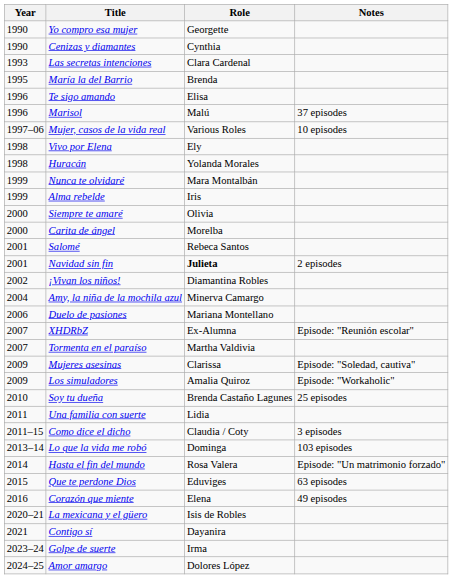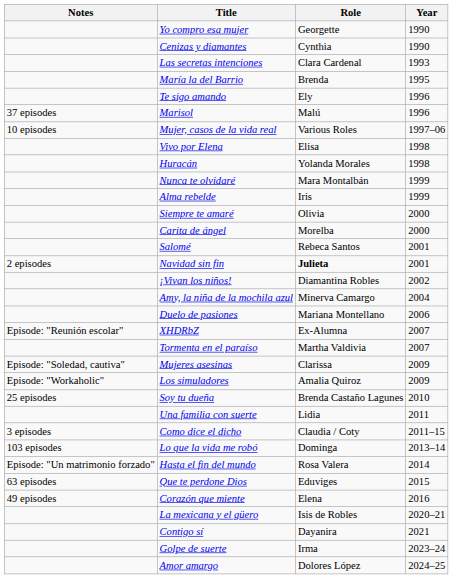columns swapped: (25, 12) <-> (371, 12)
(197, 96) Elisa -> (305, 96) Ely
(194, 146) Ely -> (308, 146) Elisa
